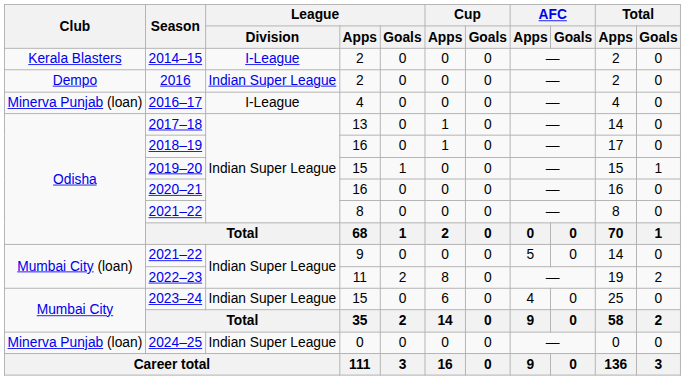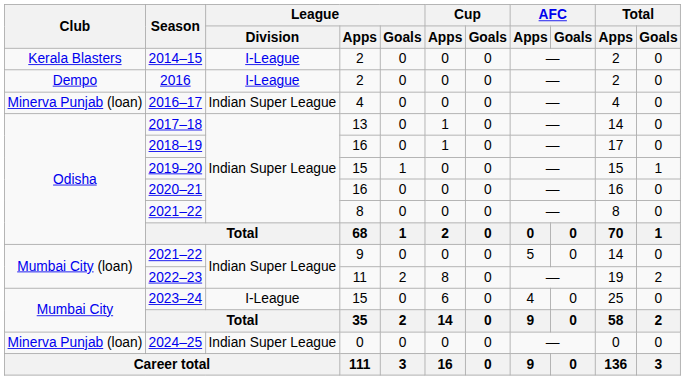(272, 80) Indian Super League -> (272, 80) I-League
(272, 102) I-League -> (272, 102) Indian Super League
(272, 299) Indian Super League -> (272, 299) I-League
